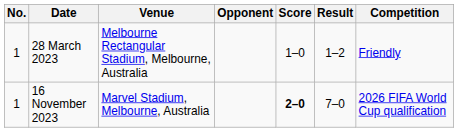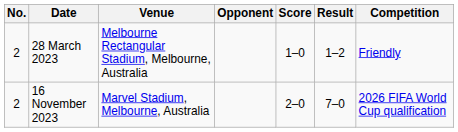(17, 52) 1 -> (17, 52) 2
(17, 104) 1 -> (17, 104) 2
(295, 104) bold -> (295, 104) normal
